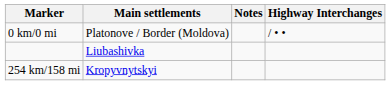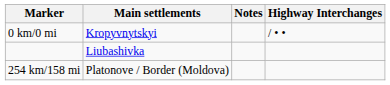(157, 32) Platonove / Border (Moldova) -> (121, 32) Kropyvnytskyi
(121, 70) Kropyvnytskyi -> (157, 70) Platonove / Border (Moldova)
